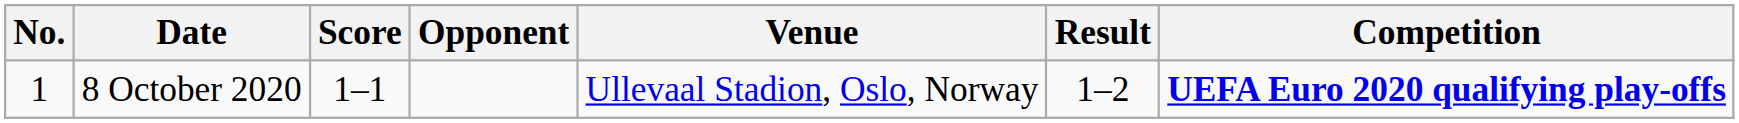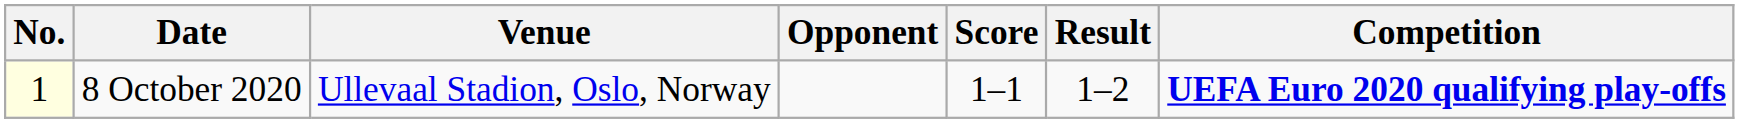columns swapped: (812, 32) <-> (360, 32)
(39, 88) no background -> (39, 88) lightyellow background
